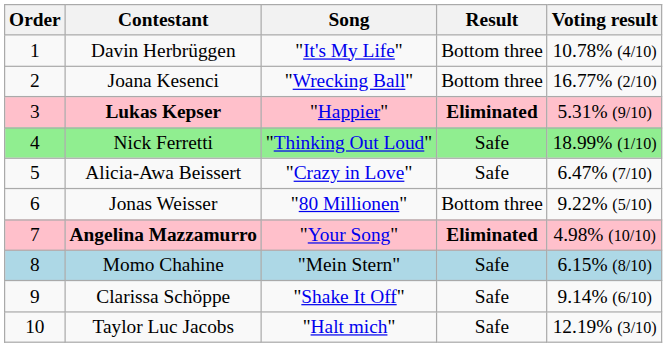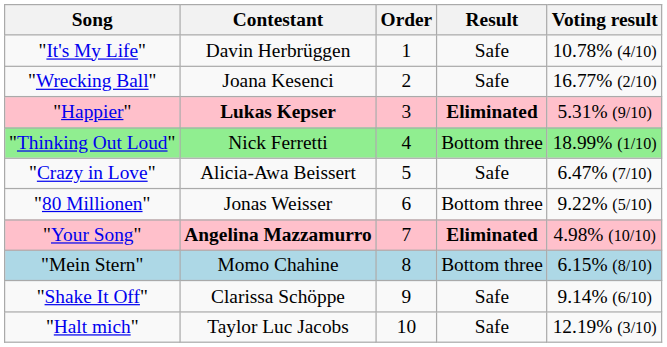columns swapped: (35, 19) <-> (349, 19)
(492, 50) Bottom three -> (492, 50) Safe
(492, 81) Bottom three -> (492, 81) Safe
(492, 142) Safe -> (492, 142) Bottom three
(492, 265) Safe -> (492, 265) Bottom three
